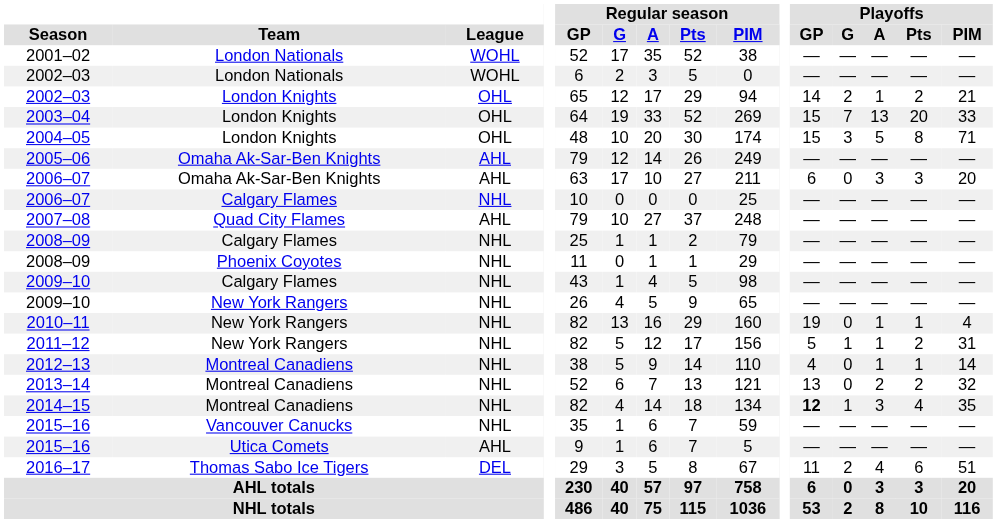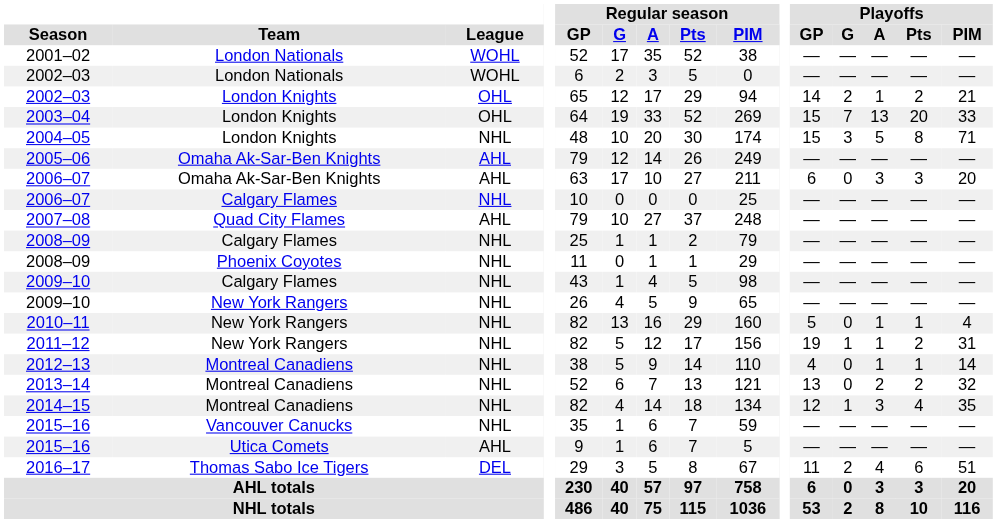(495, 137) OHL -> (495, 137) NHL
(811, 323) 19 -> (811, 323) 5
(811, 343) 5 -> (811, 343) 19
(811, 405) bold -> (811, 405) normal
